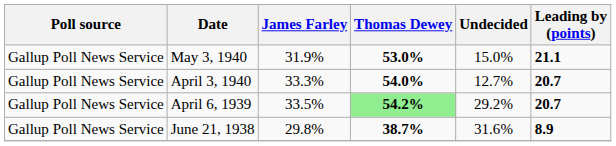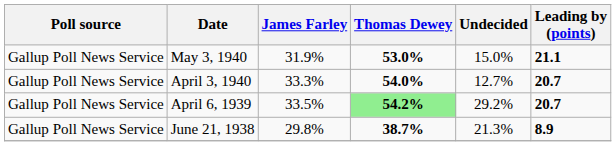(493, 128) 31.6% -> (493, 128) 21.3%
